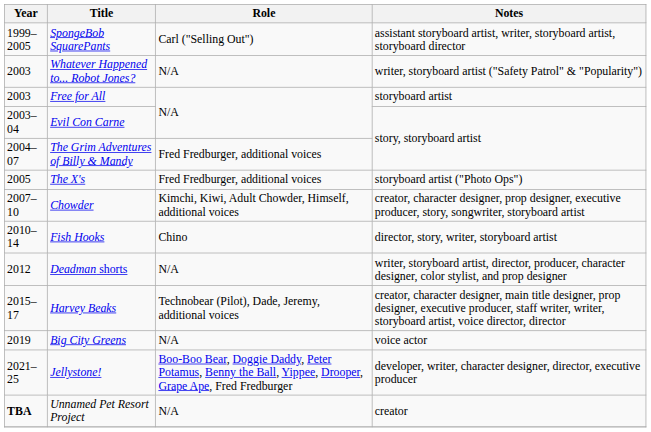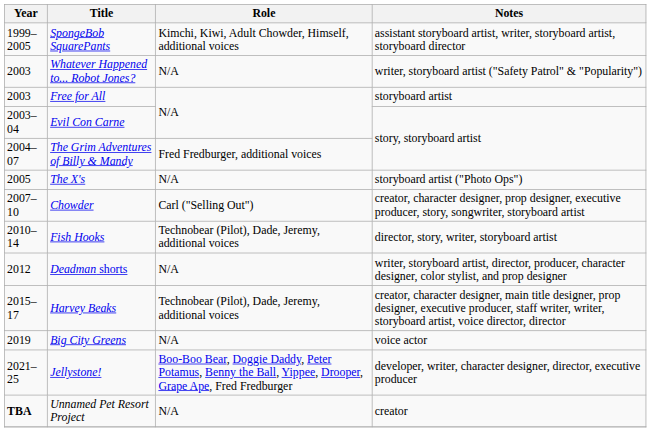(206, 39) Carl ("Selling Out") -> (254, 39) Kimchi, Kiwi, Adult Chowder, Himself, additional voices
(240, 179) Fred Fredburger, additional voices -> (169, 179) N/A
(254, 205) Kimchi, Kiwi, Adult Chowder, Himself, additional voices -> (206, 205) Carl ("Selling Out")
(173, 237) Chino -> (239, 237) Technobear (Pilot), Dade, Jeremy, additional voices
